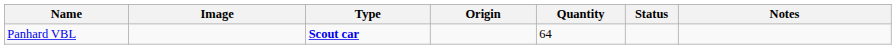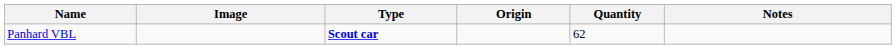- column: (652, 14)
(545, 34) 64 -> (579, 34) 62
